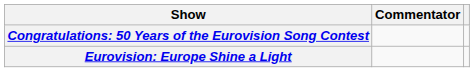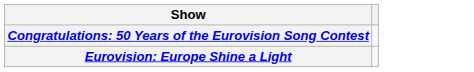- column: (418, 14)
